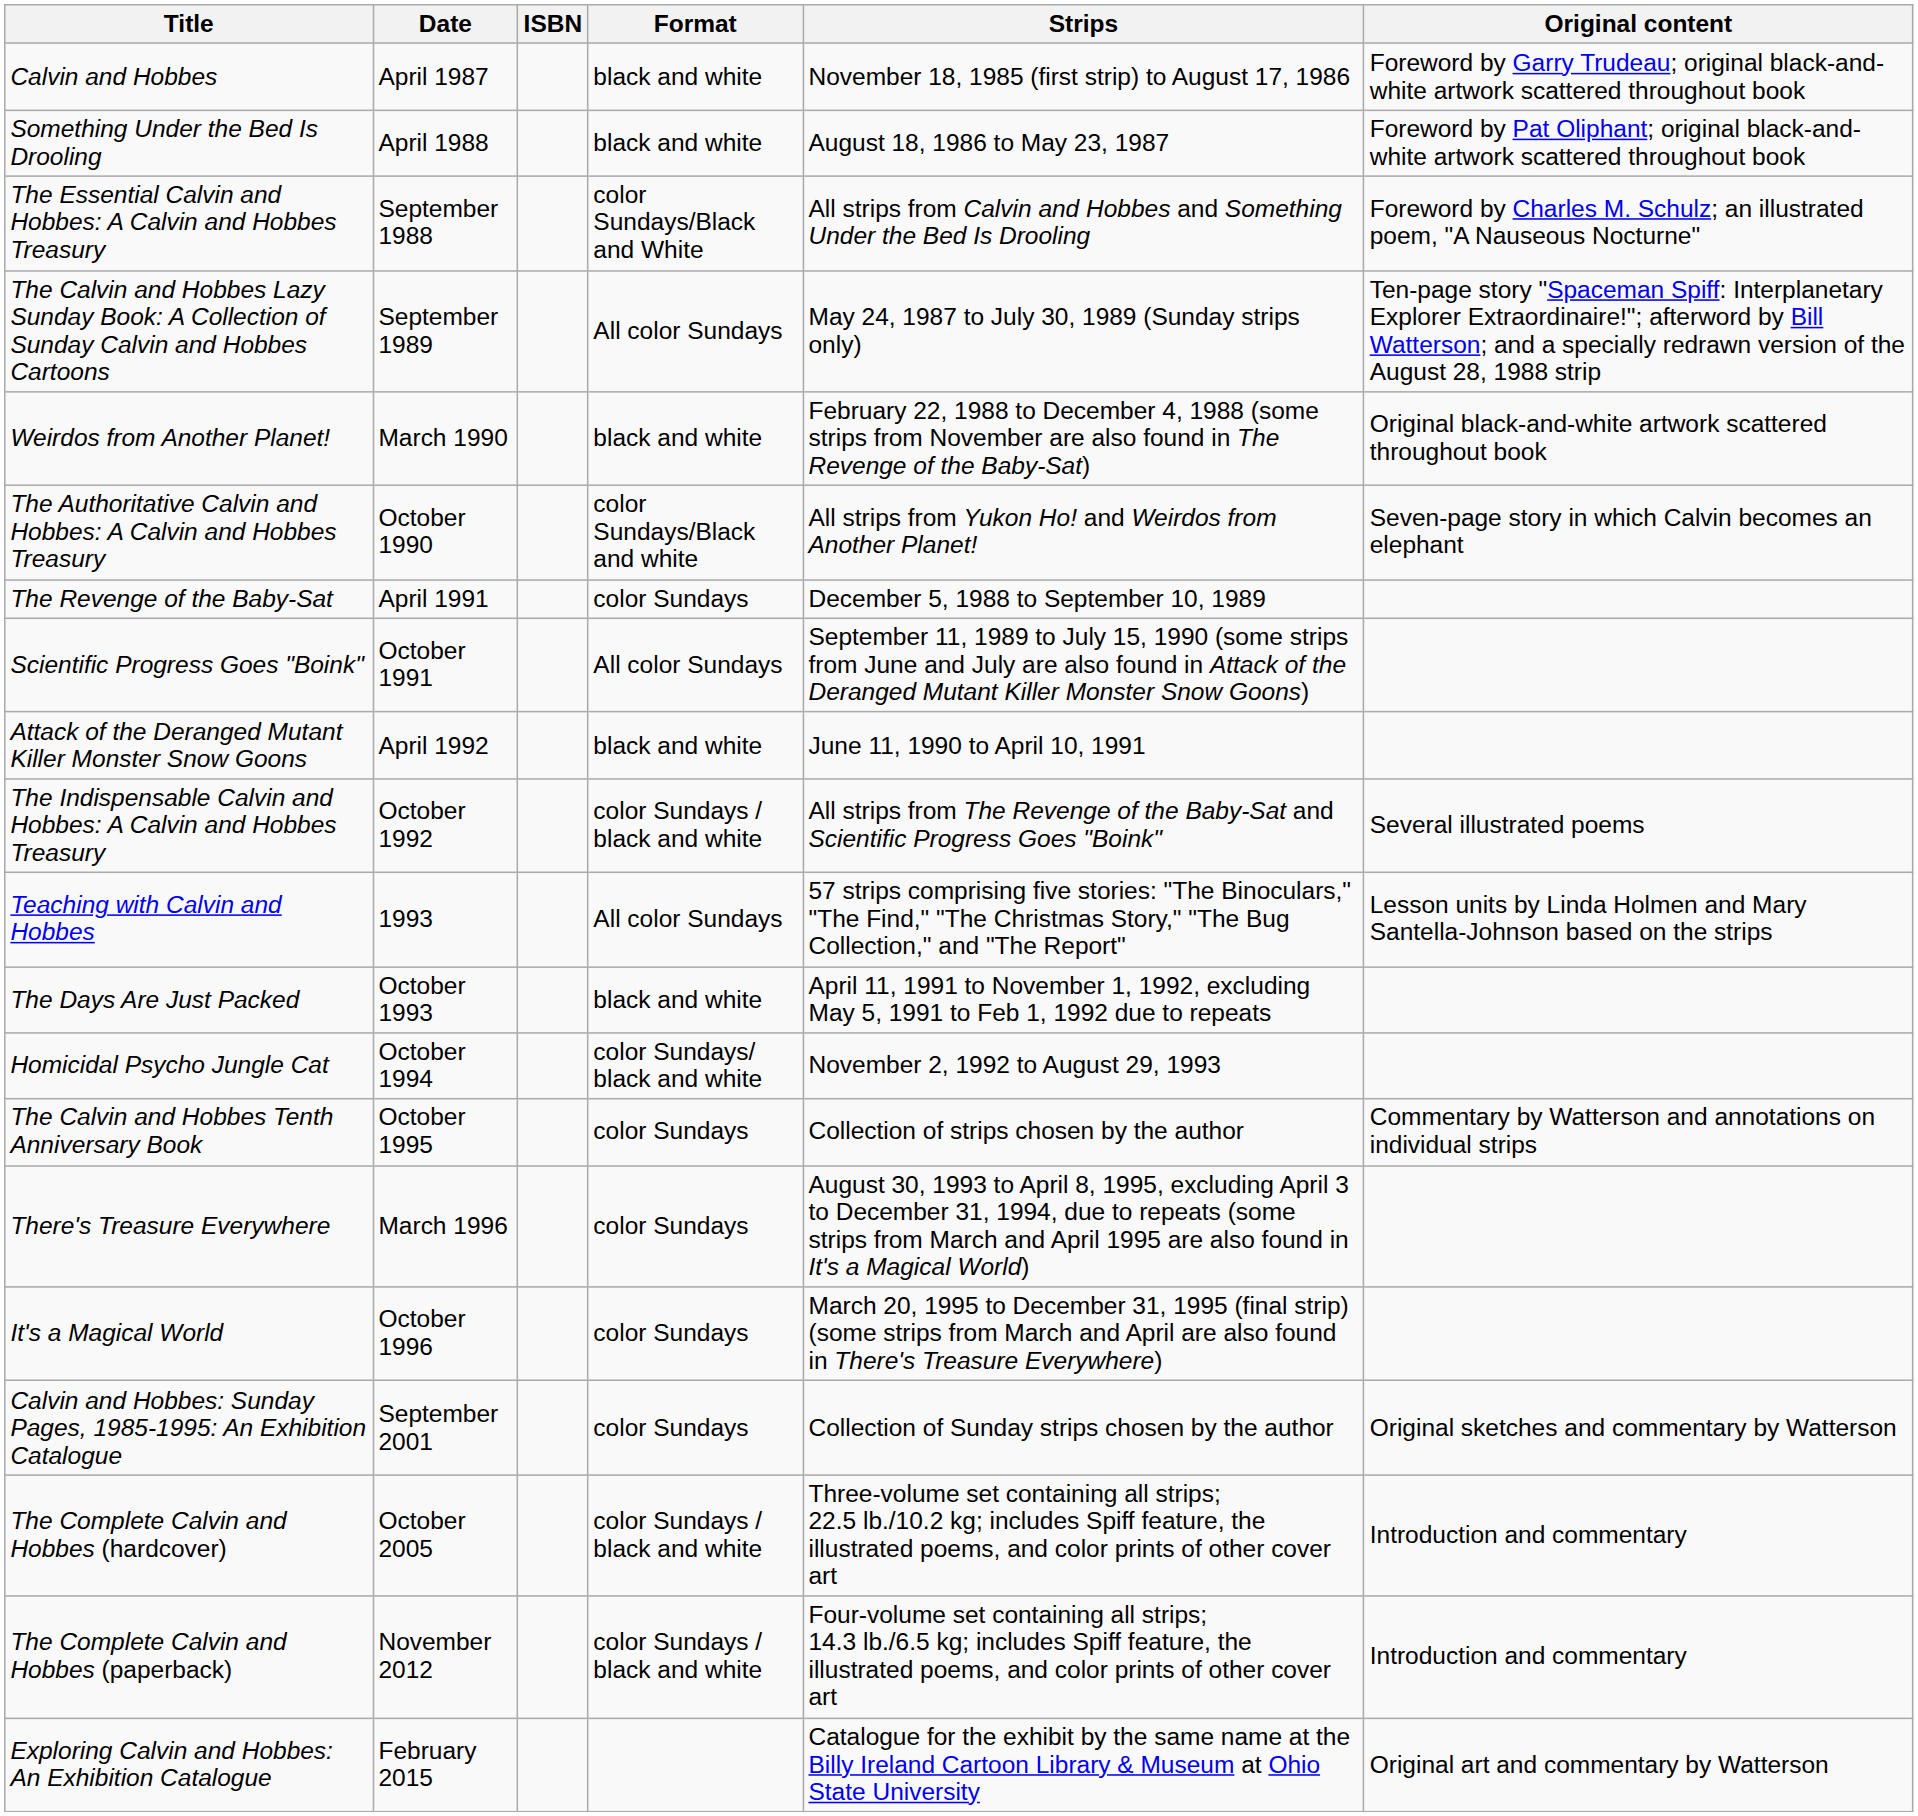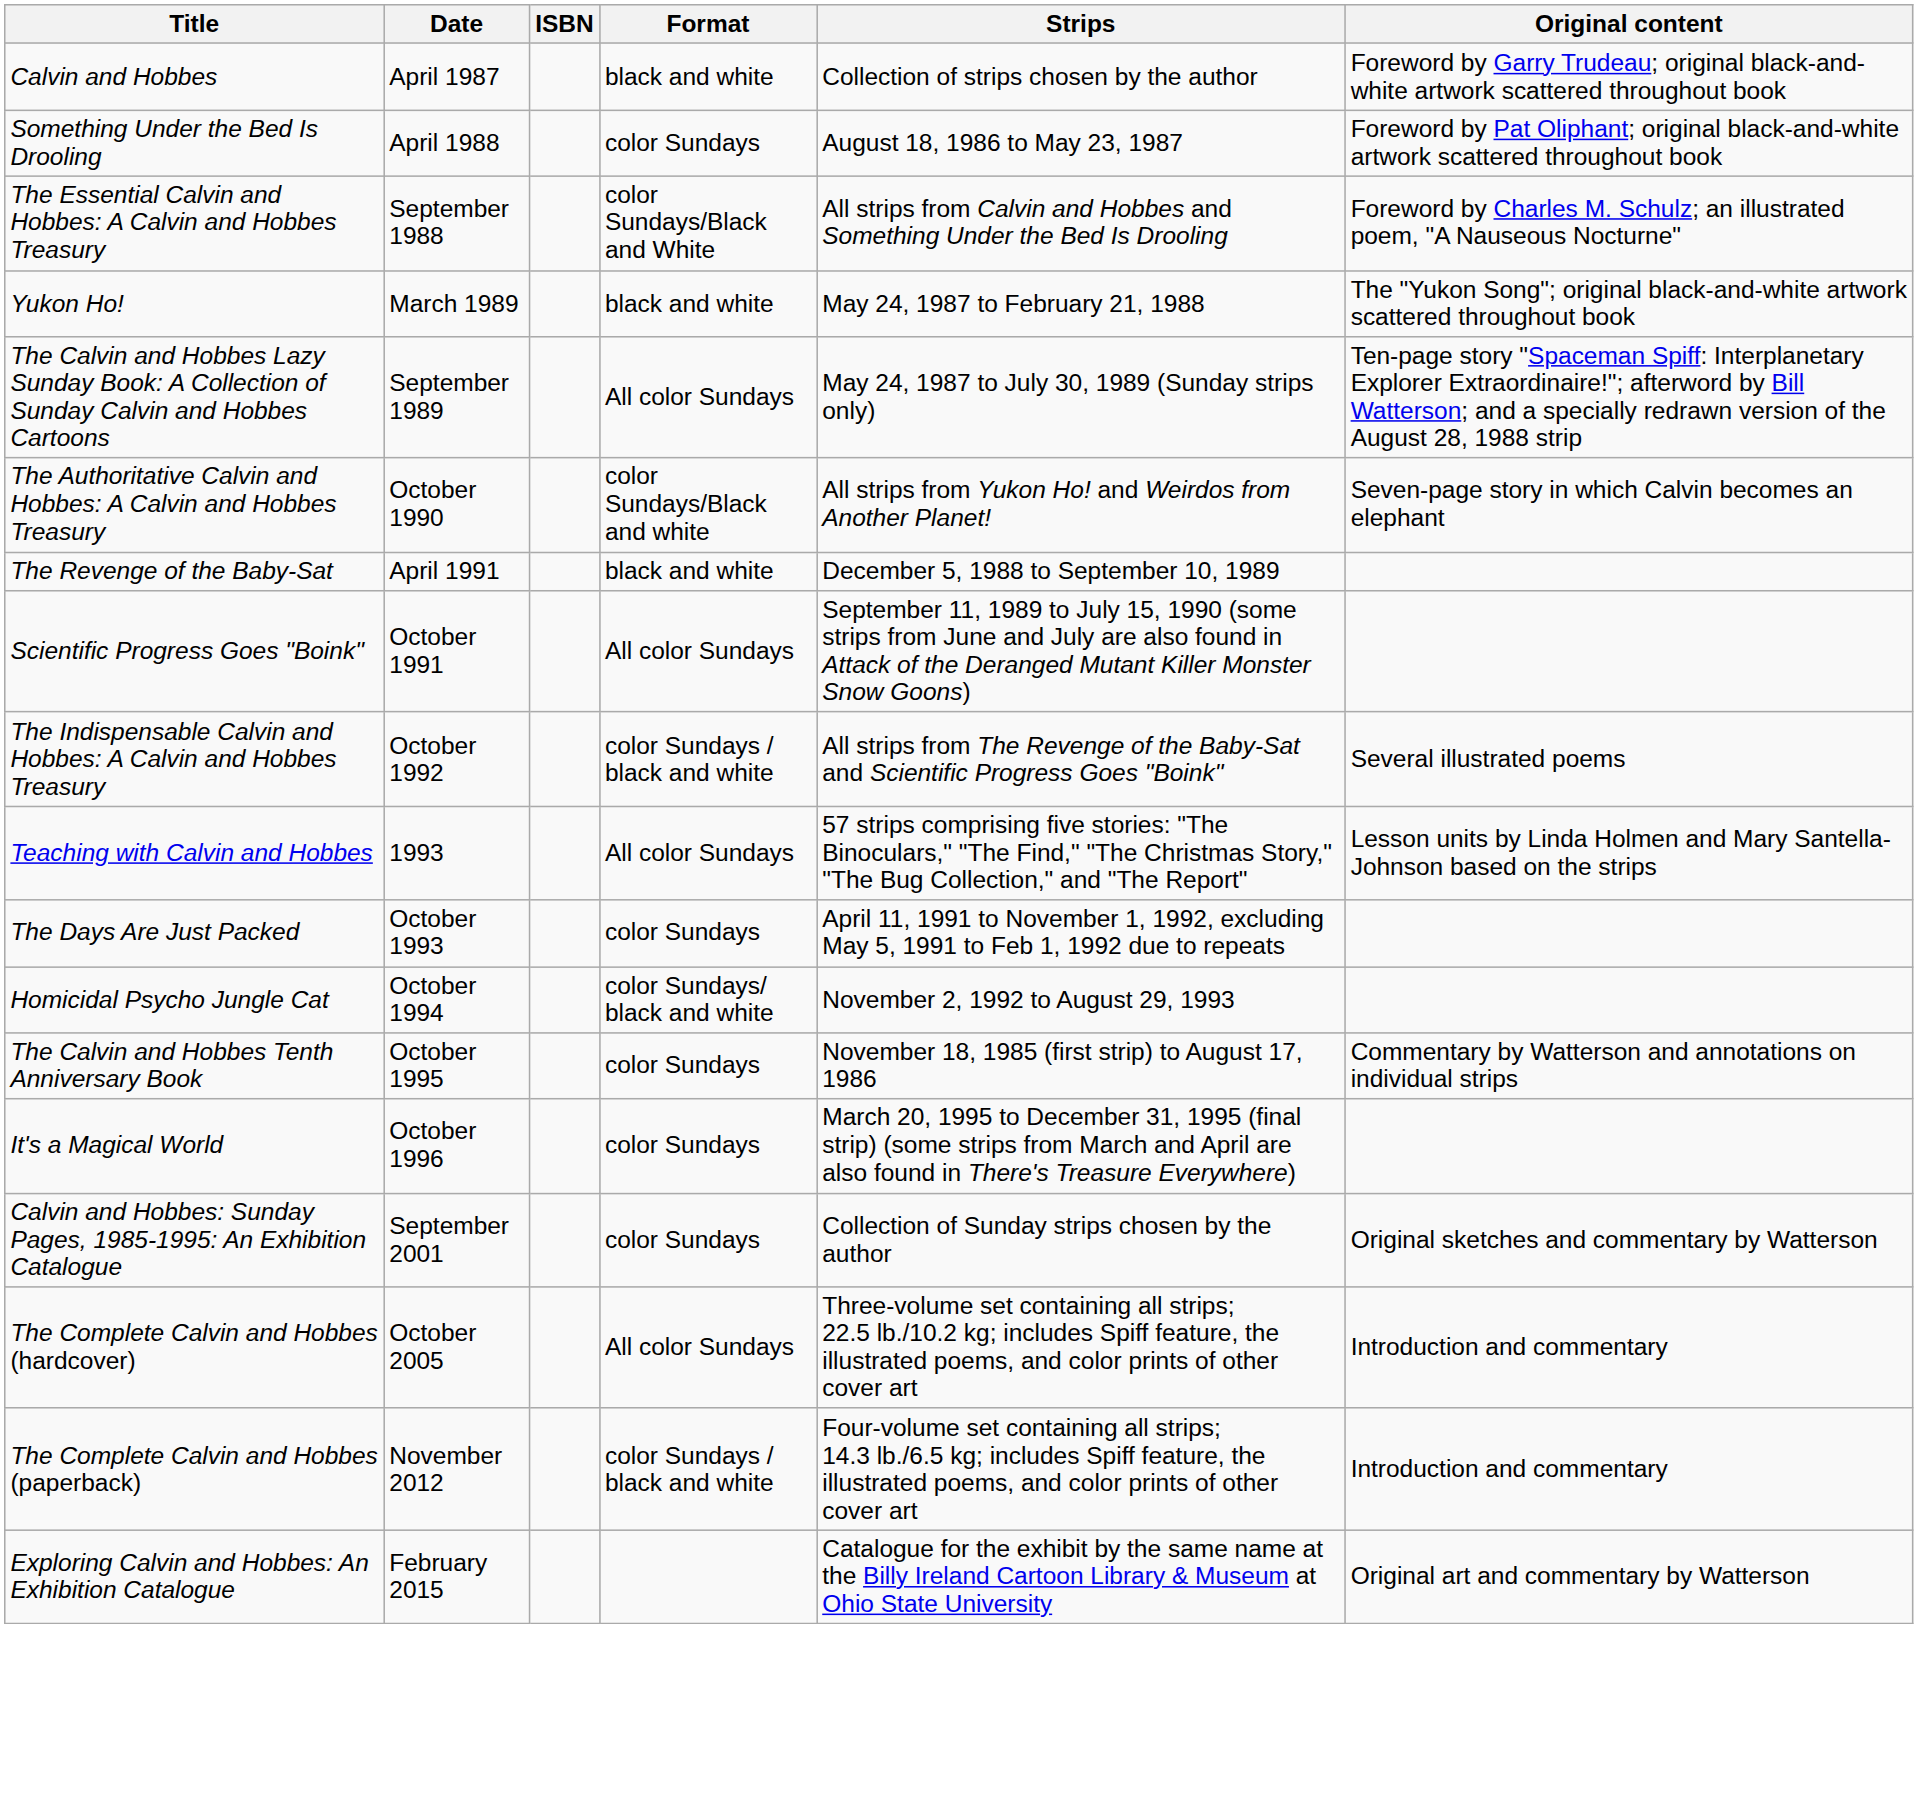(1079, 76) November 18, 1985 (first strip) to August 17, 1986 -> (1040, 76) Collection of strips chosen by the author
(678, 142) black and white -> (682, 142) color Sundays
+ row: (67, 303)
- row: (170, 438)
(671, 598) color Sundays -> (689, 571) black and white
- row: (176, 745)
(678, 999) black and white -> (682, 932) color Sundays
(1026, 1132) Collection of strips chosen by the author -> (1062, 1065) November 18, 1985 (first strip) to August 17, 1986
- row: (170, 1225)
(678, 1535) color Sundays / black and white -> (699, 1347) All color Sundays
